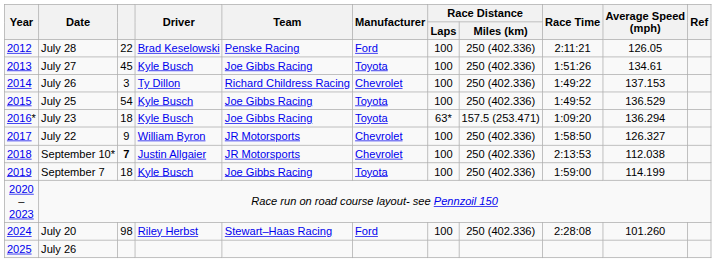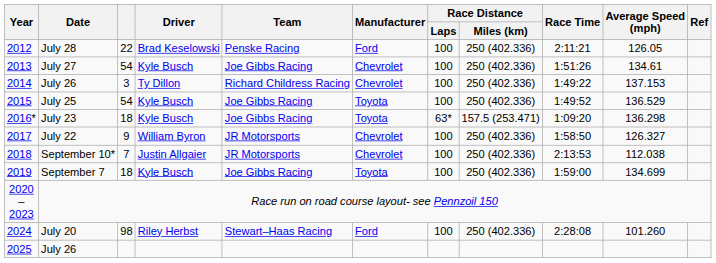(126, 66) 45 -> (126, 66) 54
(371, 66) Toyota -> (379, 66) Chevrolet
(645, 119) 136.294 -> (645, 119) 136.298
(126, 154) bold -> (126, 154) normal
(645, 171) 114.199 -> (645, 171) 134.699
